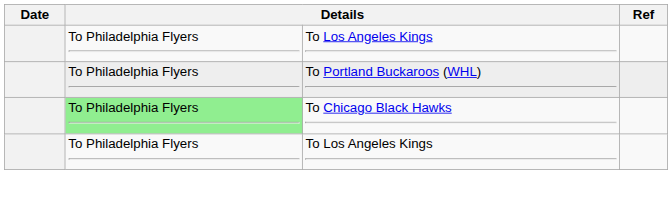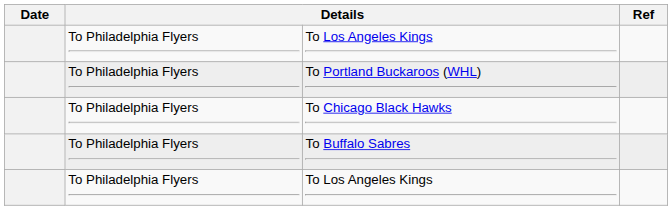(184, 112) lightgreen background -> (184, 112) no background
+ row: (35, 151)
